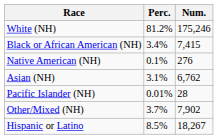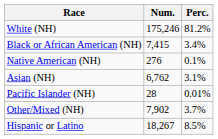columns swapped: (194, 12) <-> (159, 12)
